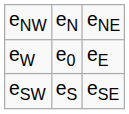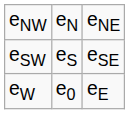rows swapped: (22, 56) <-> (27, 91)
